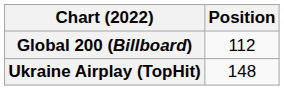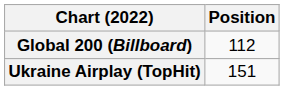(242, 71) 148 -> (242, 71) 151
